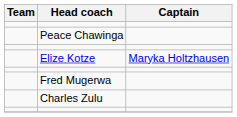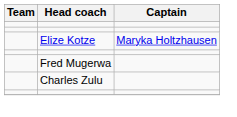- row: (82, 35)
